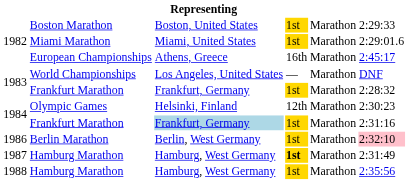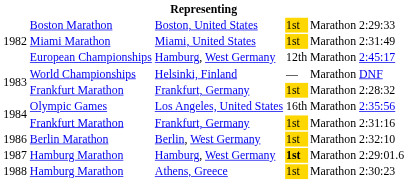(382, 41) 2:29:01.6 -> (377, 41) 2:31:49
(191, 57) Athens, Greece -> (215, 57) Hamburg, West Germany
(297, 57) 16th -> (297, 57) 12th
(219, 74) Los Angeles, United States -> (196, 74) Helsinki, Finland
(196, 106) Helsinki, Finland -> (219, 106) Los Angeles, United States
(297, 106) 12th -> (297, 106) 16th
(377, 106) 2:30:23 -> (377, 106) 2:35:56
(202, 122) lightblue background -> (202, 122) no background
(377, 139) pink background -> (377, 139) no background
(377, 155) 2:31:49 -> (382, 155) 2:29:01.6
(215, 171) Hamburg, West Germany -> (191, 171) Athens, Greece
(377, 171) 2:35:56 -> (377, 171) 2:30:23
